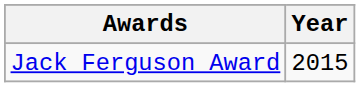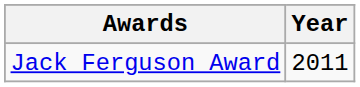(320, 63) 2015 -> (320, 63) 2011
